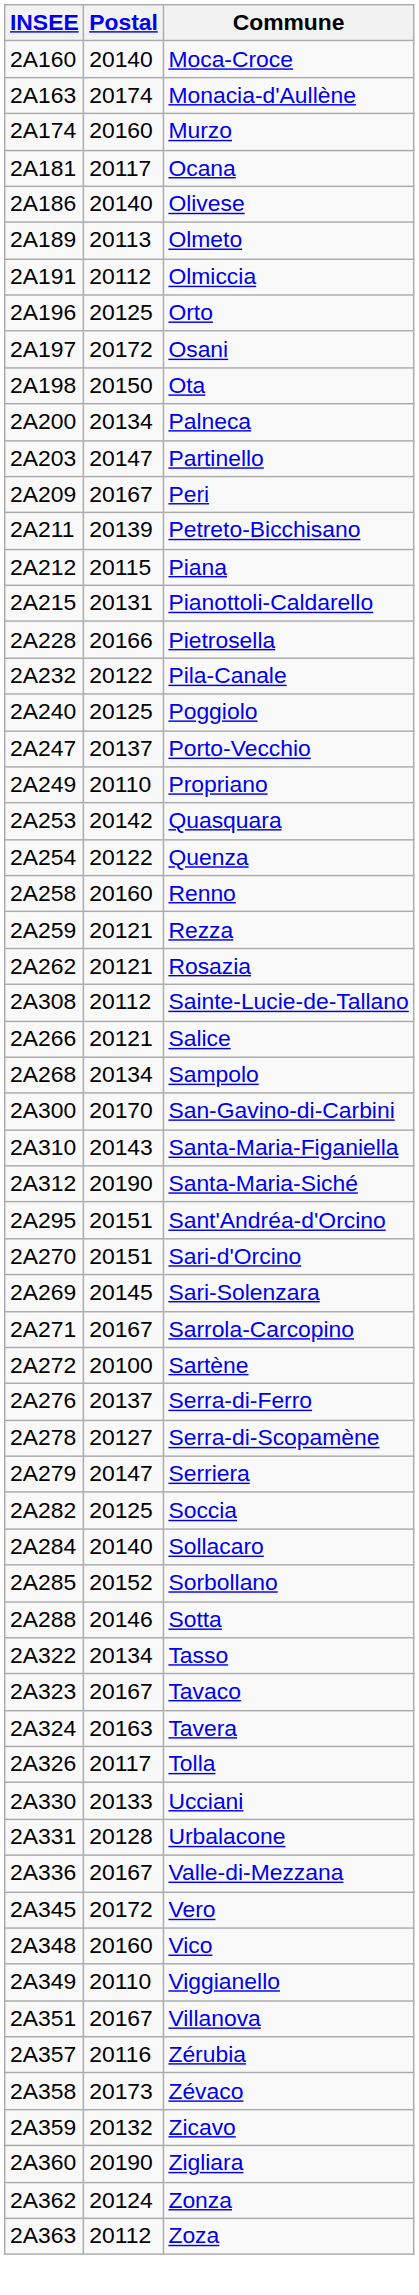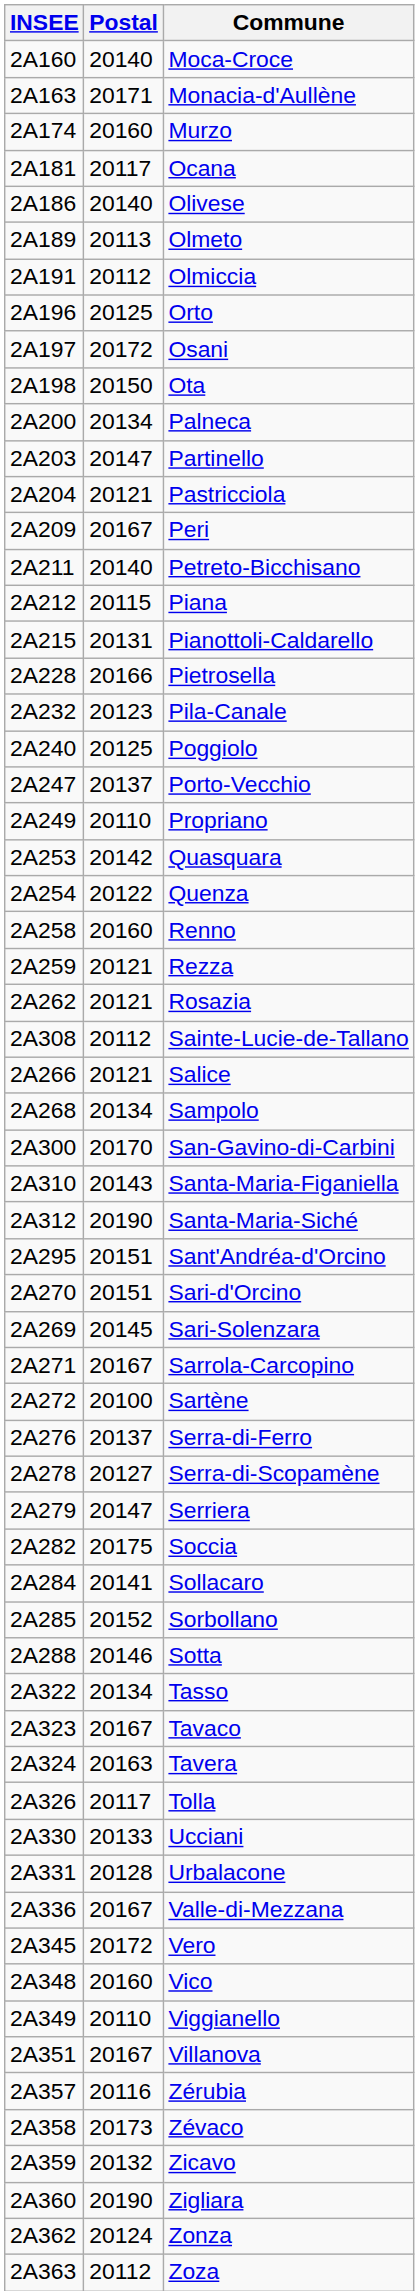(121, 95) 20174 -> (121, 95) 20171
+ row: (227, 494)
(121, 530) 20139 -> (121, 566) 20140
(121, 675) 20122 -> (121, 712) 20123
(121, 1510) 20125 -> (121, 1546) 20175
(121, 1546) 20140 -> (121, 1582) 20141
